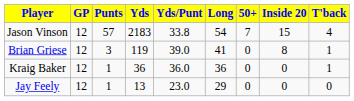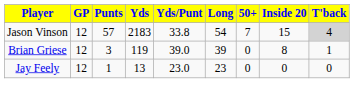(329, 31) no background -> (329, 31) lightgrey background
(221, 50) 41 -> (221, 50) 39
- row: (37, 68)
(221, 86) 29 -> (221, 68) 23
